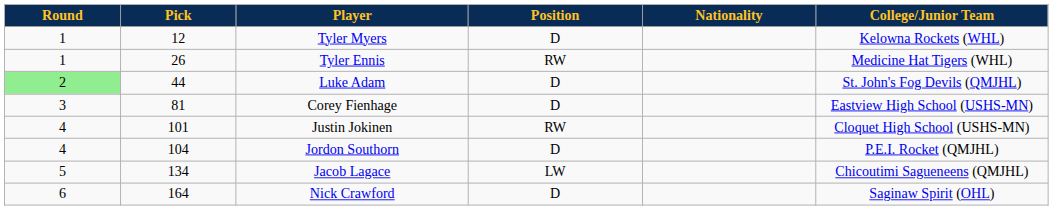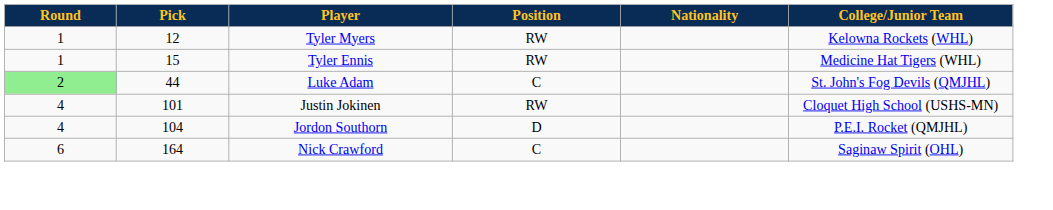(555, 37) D -> (537, 37) RW
(178, 60) 26 -> (172, 60) 15
(555, 82) D -> (537, 82) C
- row: (352, 104)
- row: (352, 171)
(555, 194) D -> (537, 149) C
